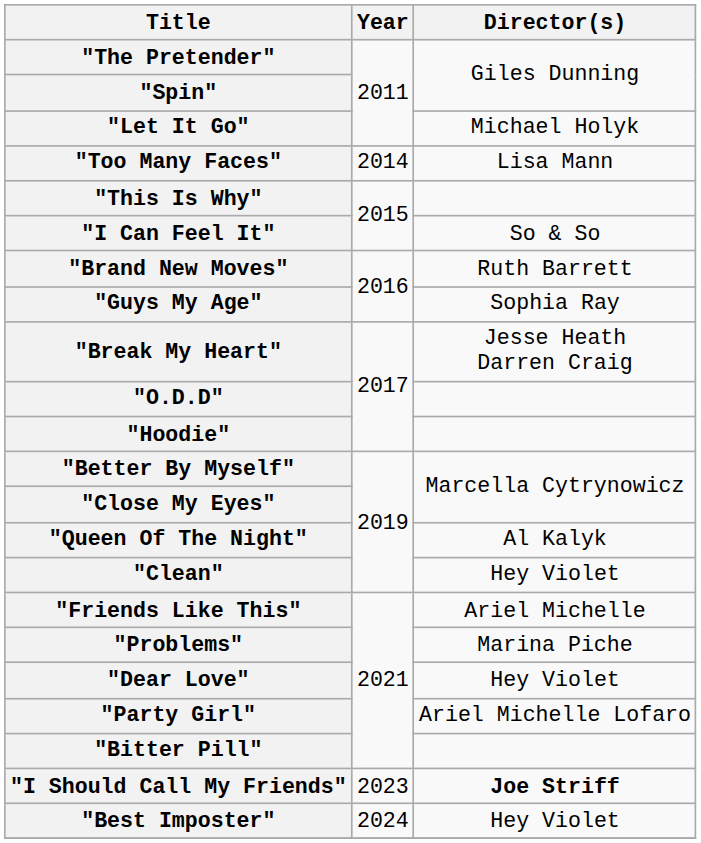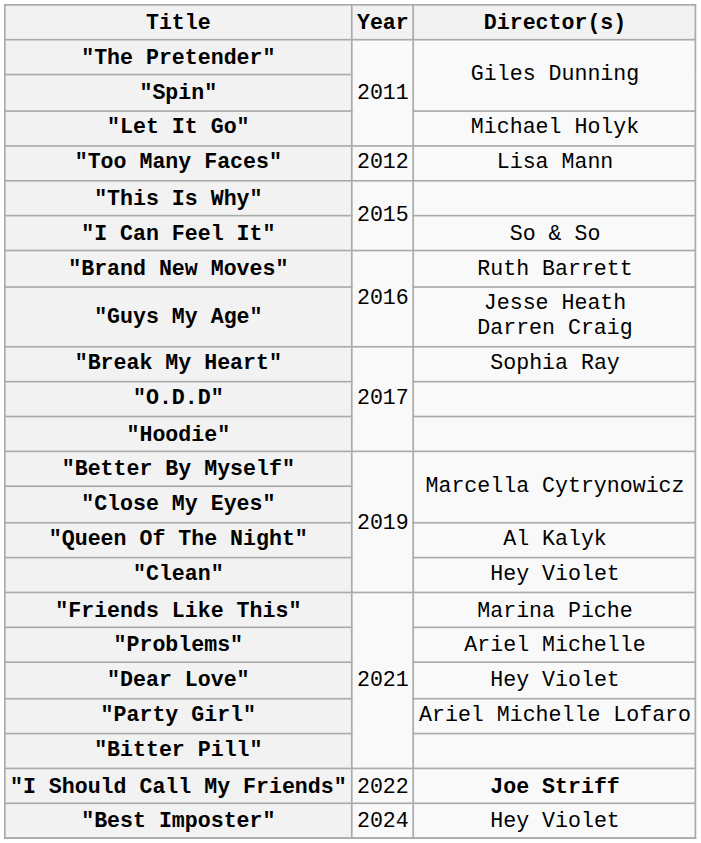(383, 163) 2014 -> (383, 163) 2012
(555, 304) Sophia Ray -> (555, 316) Jesse Heath Darren Craig
(555, 351) Jesse Heath Darren Craig -> (555, 364) Sophia Ray
(555, 610) Ariel Michelle -> (555, 610) Marina Piche
(555, 645) Marina Piche -> (555, 645) Ariel Michelle
(383, 786) 2023 -> (383, 786) 2022
